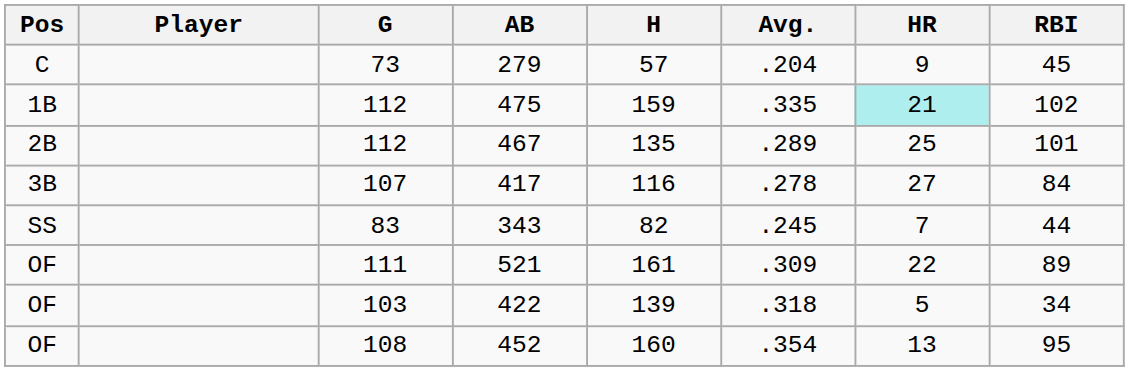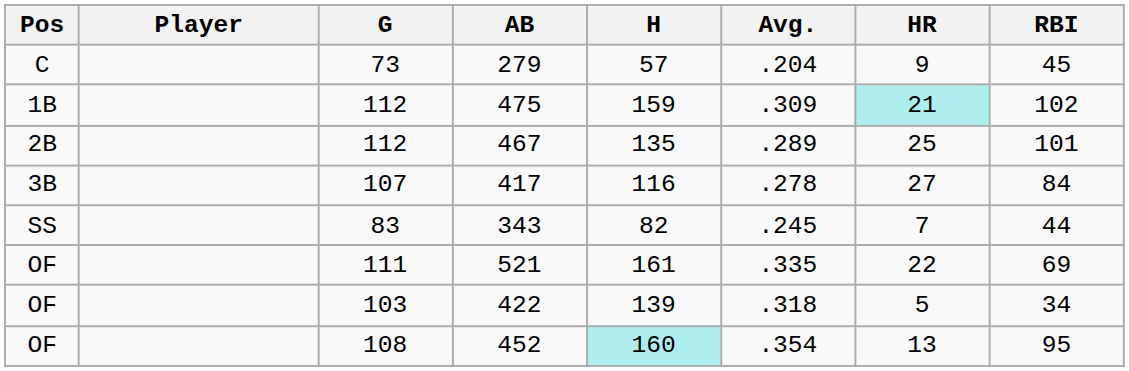(788, 105) .335 -> (788, 105) .309
(788, 265) .309 -> (788, 265) .335
(1056, 265) 89 -> (1056, 265) 69
(654, 345) no background -> (654, 345) paleturquoise background
